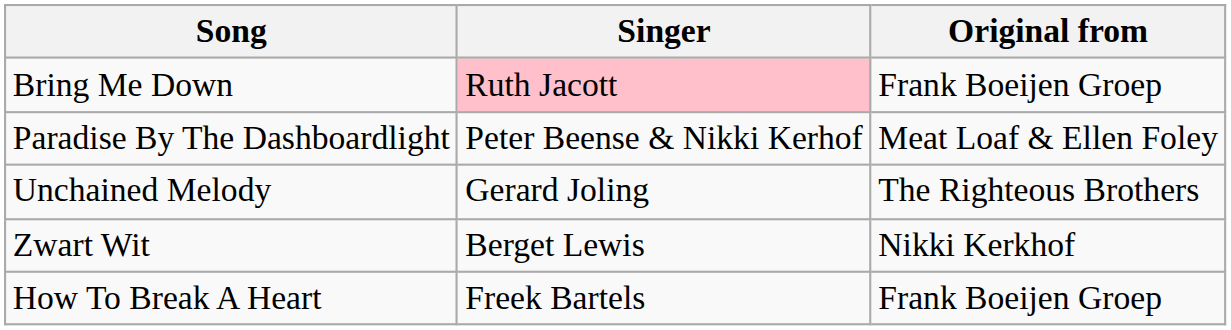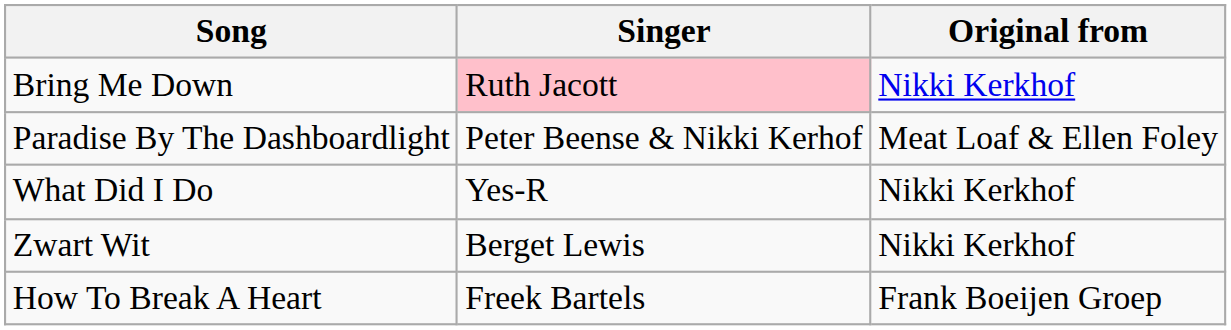(1020, 84) Frank Boeijen Groep -> (977, 84) Nikki Kerkhof
+ row: (113, 191)
- row: (142, 191)
